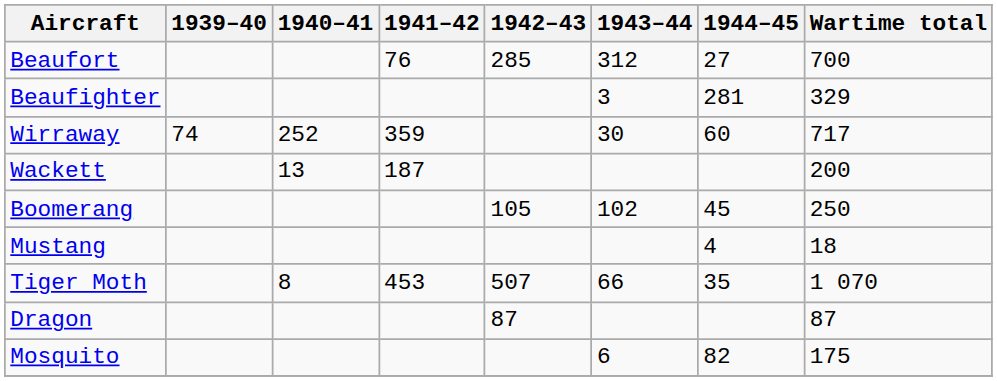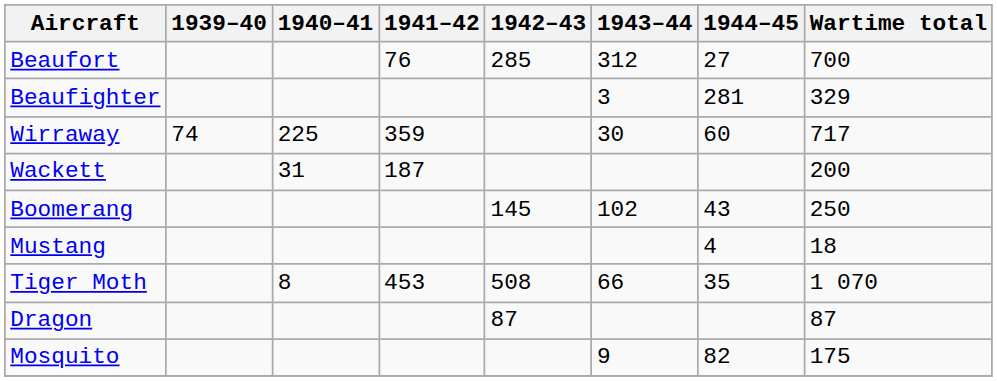(298, 135) 252 -> (298, 135) 225
(291, 172) 13 -> (291, 172) 31
(511, 209) 105 -> (511, 209) 145
(717, 209) 45 -> (717, 209) 43
(511, 283) 507 -> (511, 283) 508
(604, 357) 6 -> (604, 357) 9
